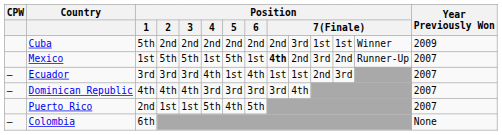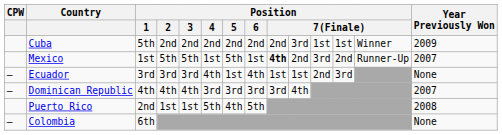(425, 75) 2007 -> (425, 75) None
(425, 106) 2007 -> (425, 106) 2008
